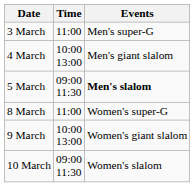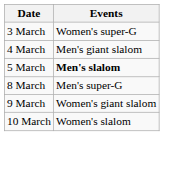- column: (69, 13)
(120, 31) Men's super-G -> (96, 31) Women's super-G
(128, 111) Women's super-G -> (89, 85) Men's super-G
